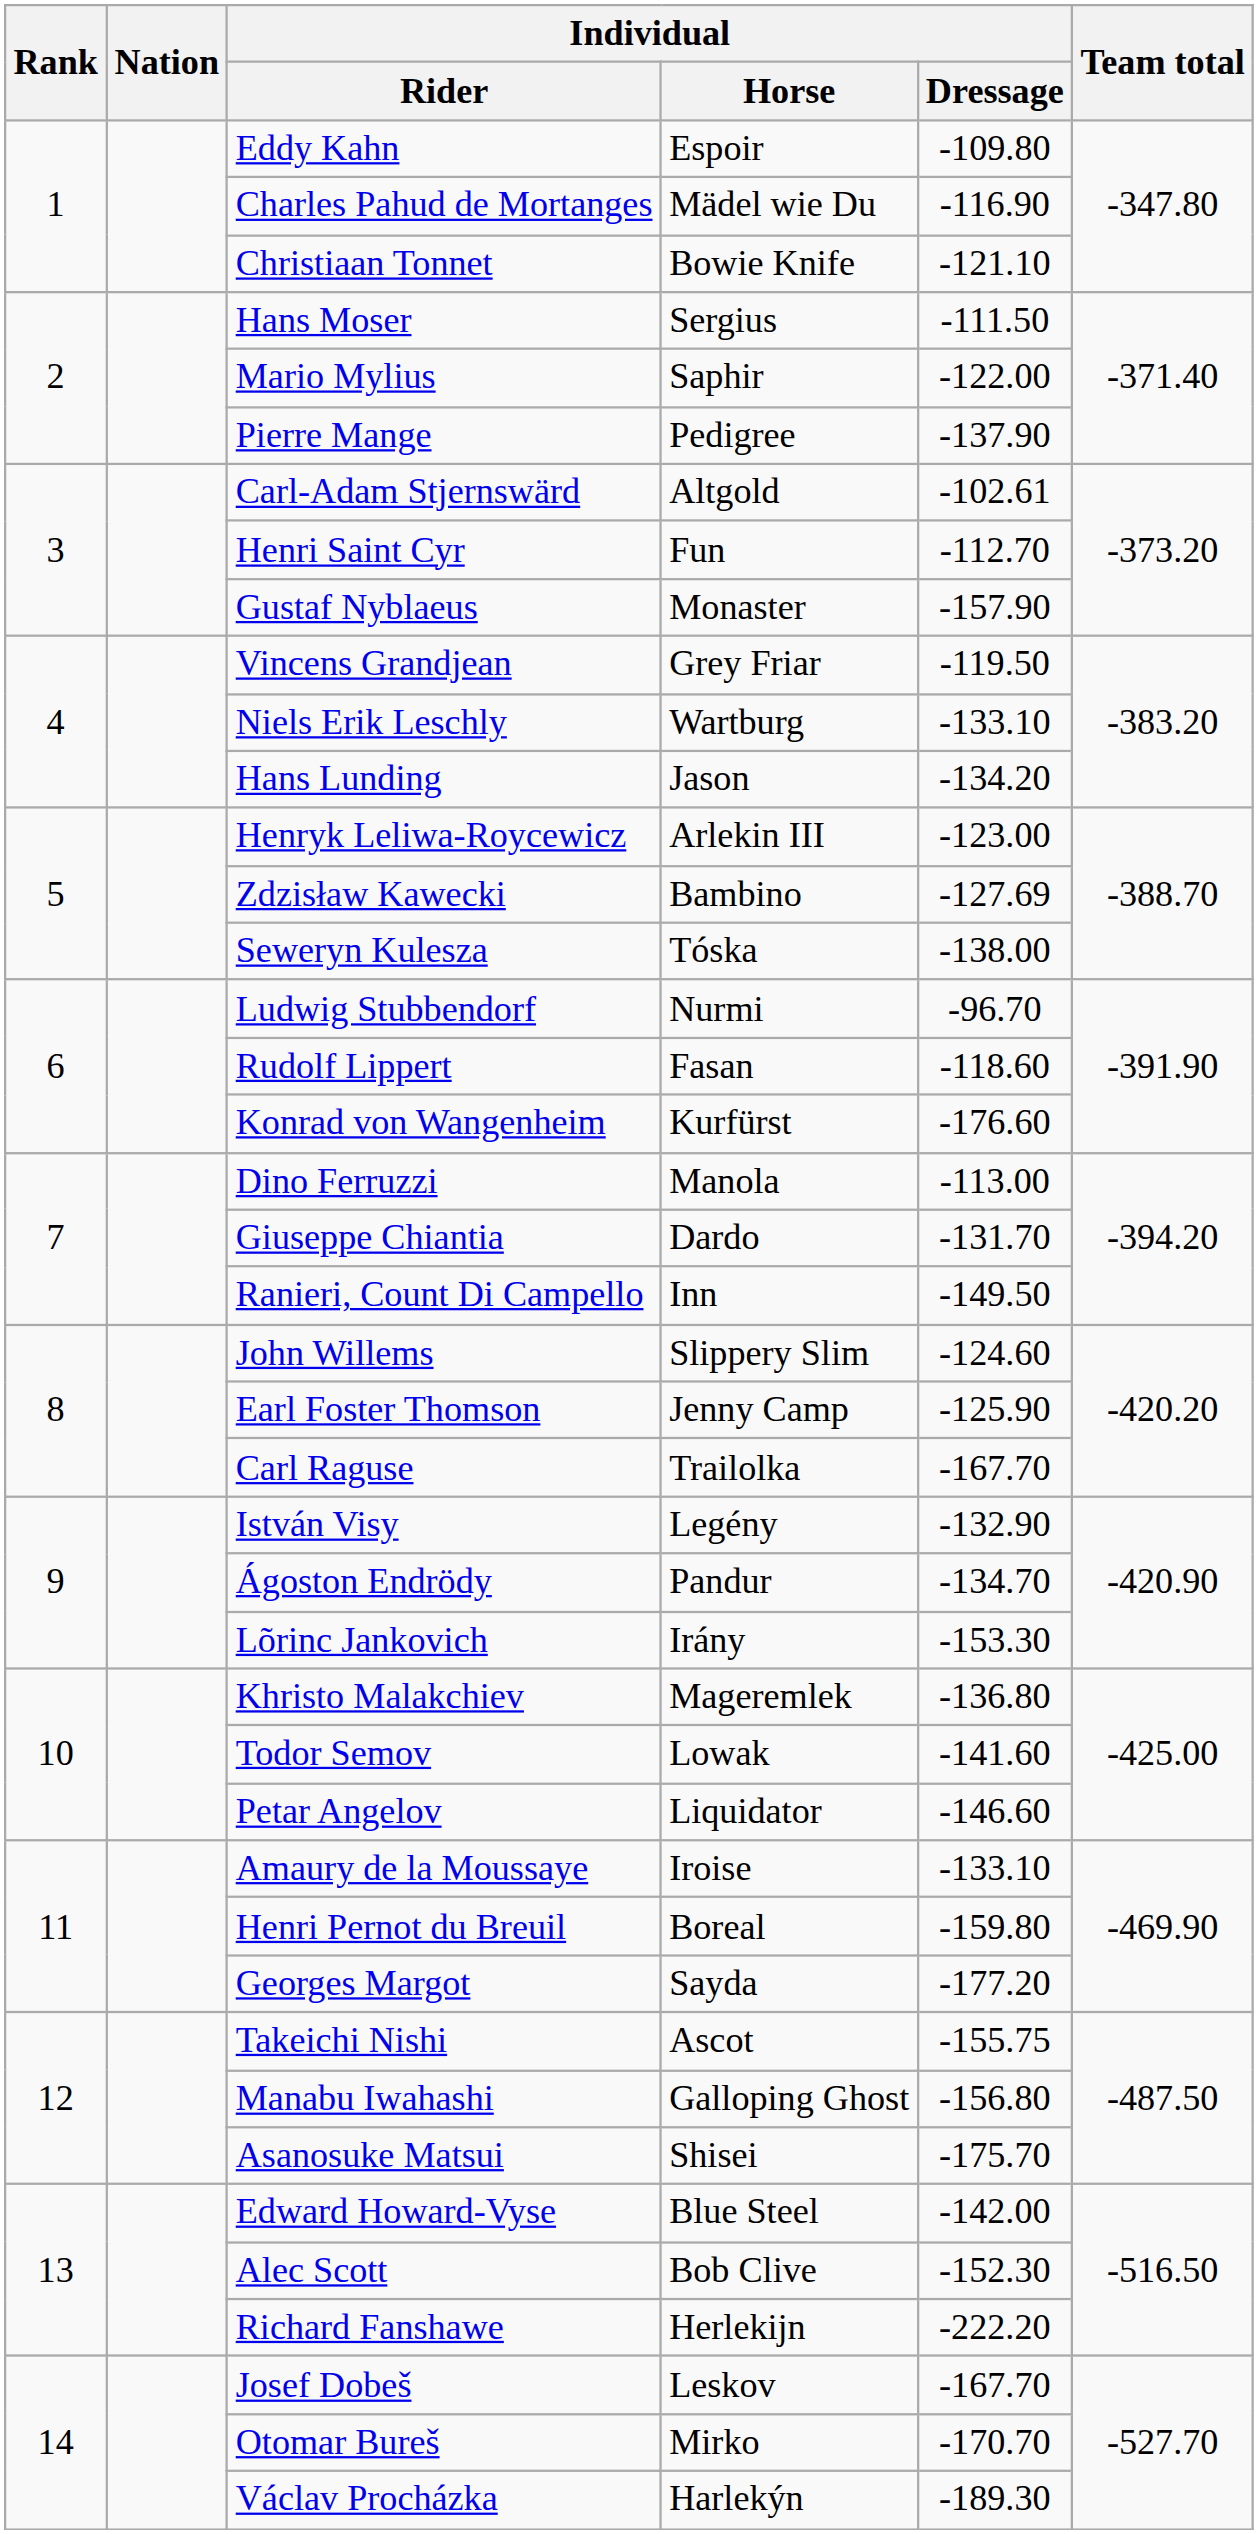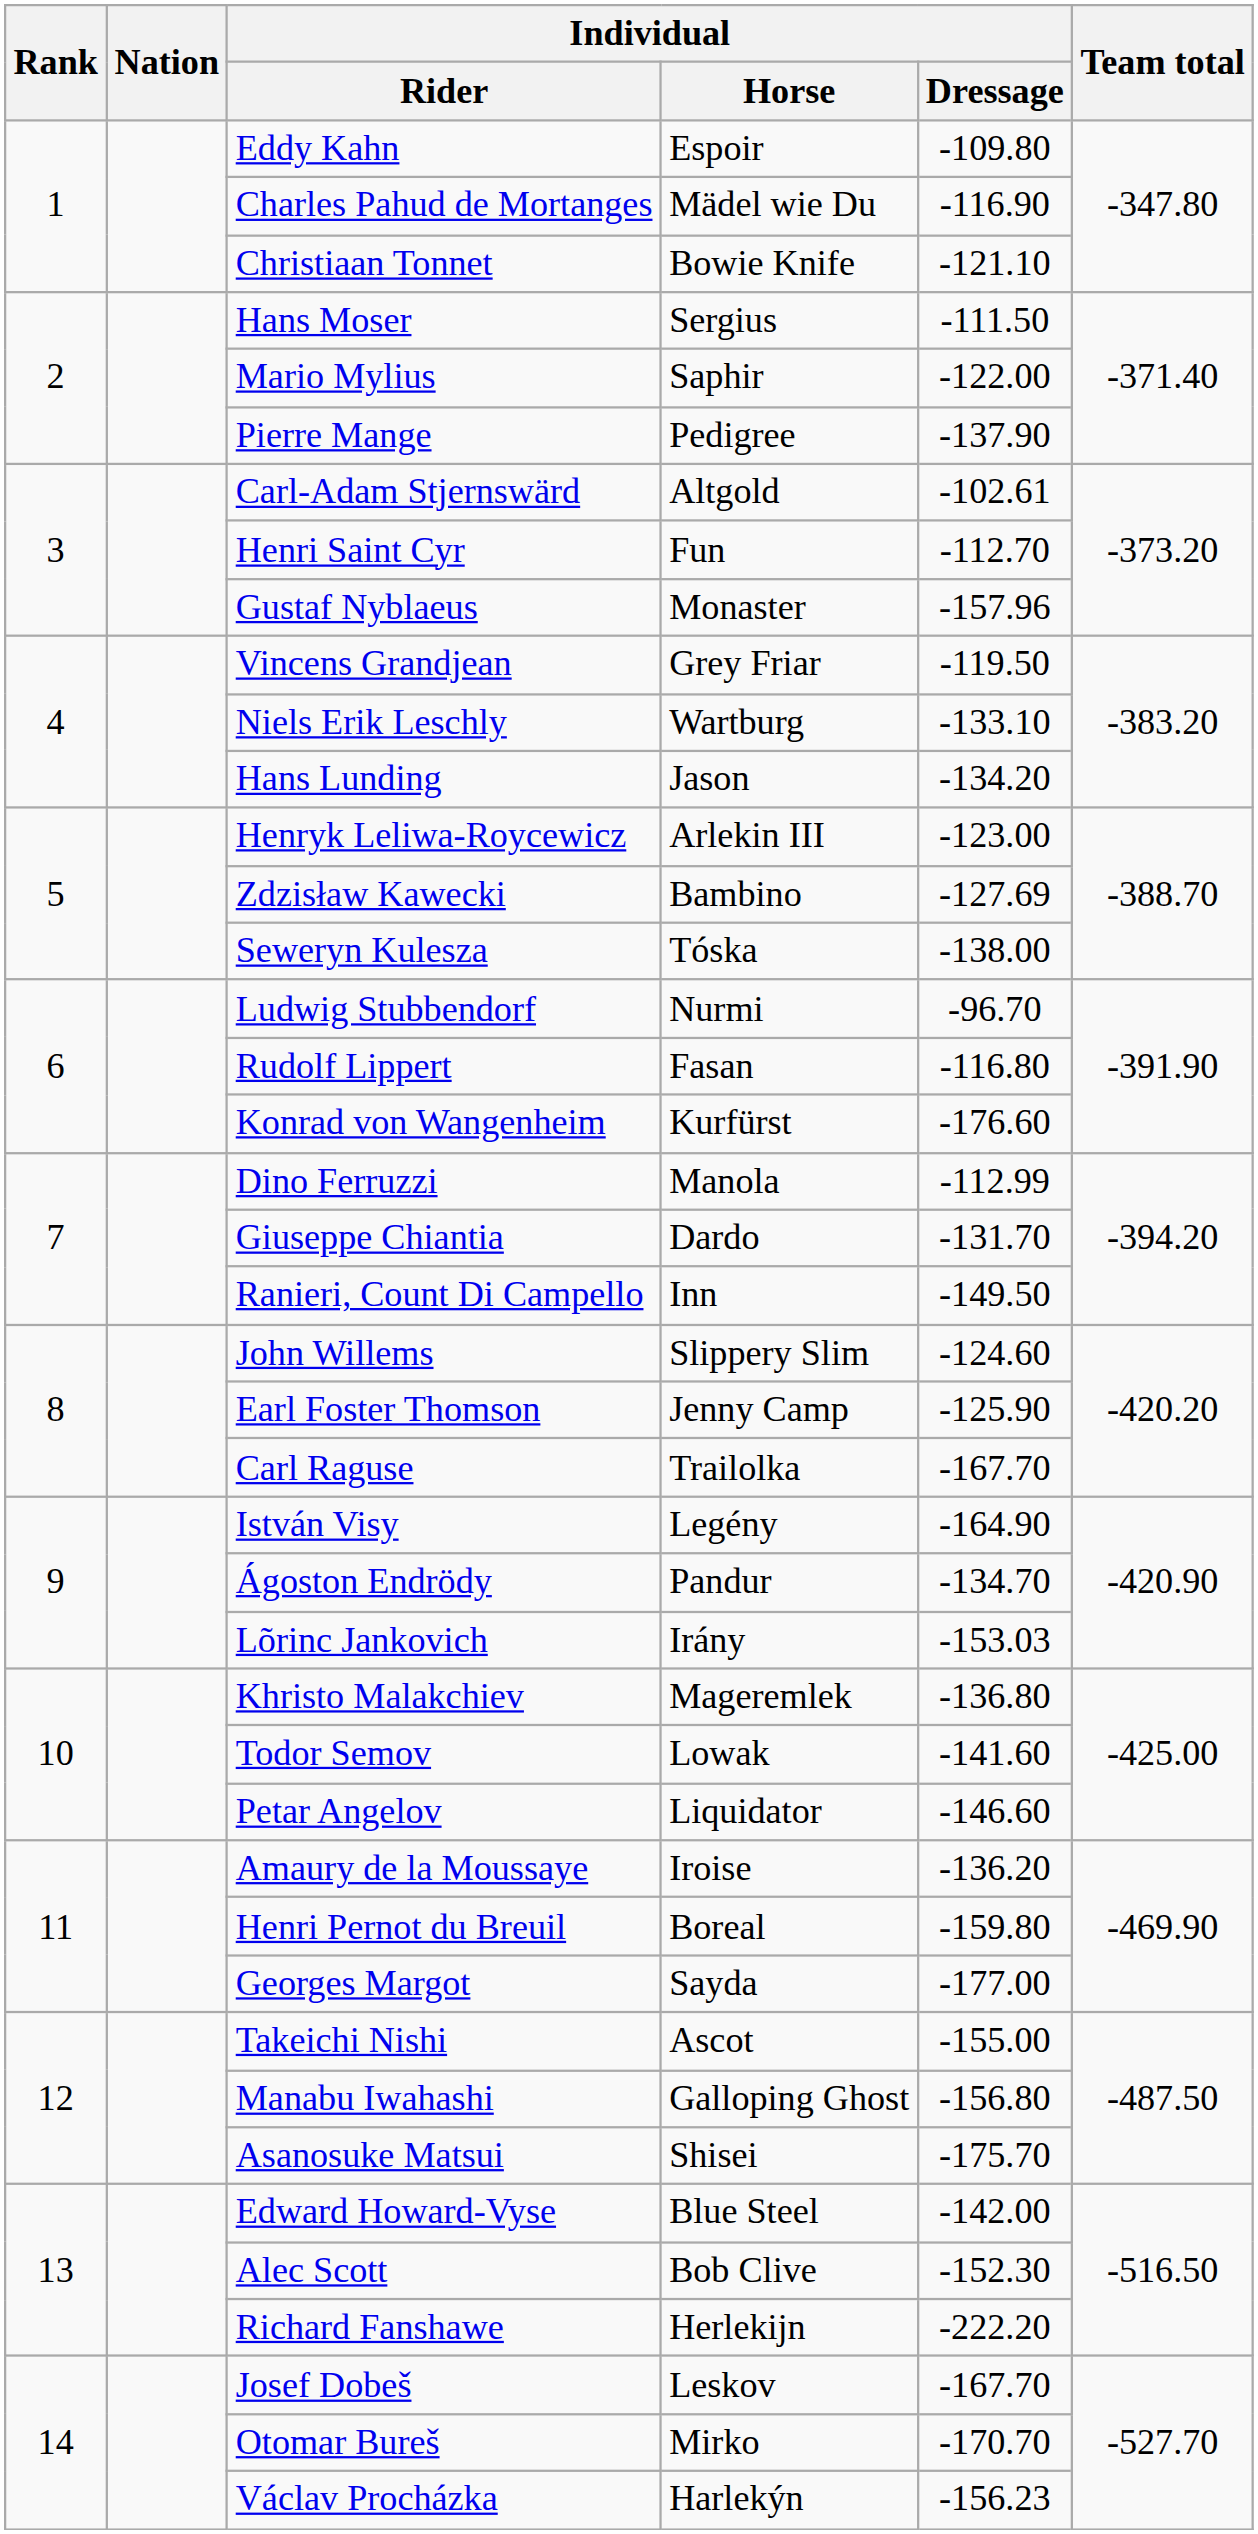(995, 606) -157.90 -> (995, 606) -157.96
(995, 1065) -118.60 -> (995, 1065) -116.80
(995, 1180) -113.00 -> (995, 1180) -112.99
(995, 1524) -132.90 -> (995, 1524) -164.90
(995, 1638) -153.30 -> (995, 1638) -153.03
(995, 1868) -133.10 -> (995, 1868) -136.20
(995, 1982) -177.20 -> (995, 1982) -177.00
(995, 2040) -155.75 -> (995, 2040) -155.00
(995, 2499) -189.30 -> (995, 2499) -156.23
